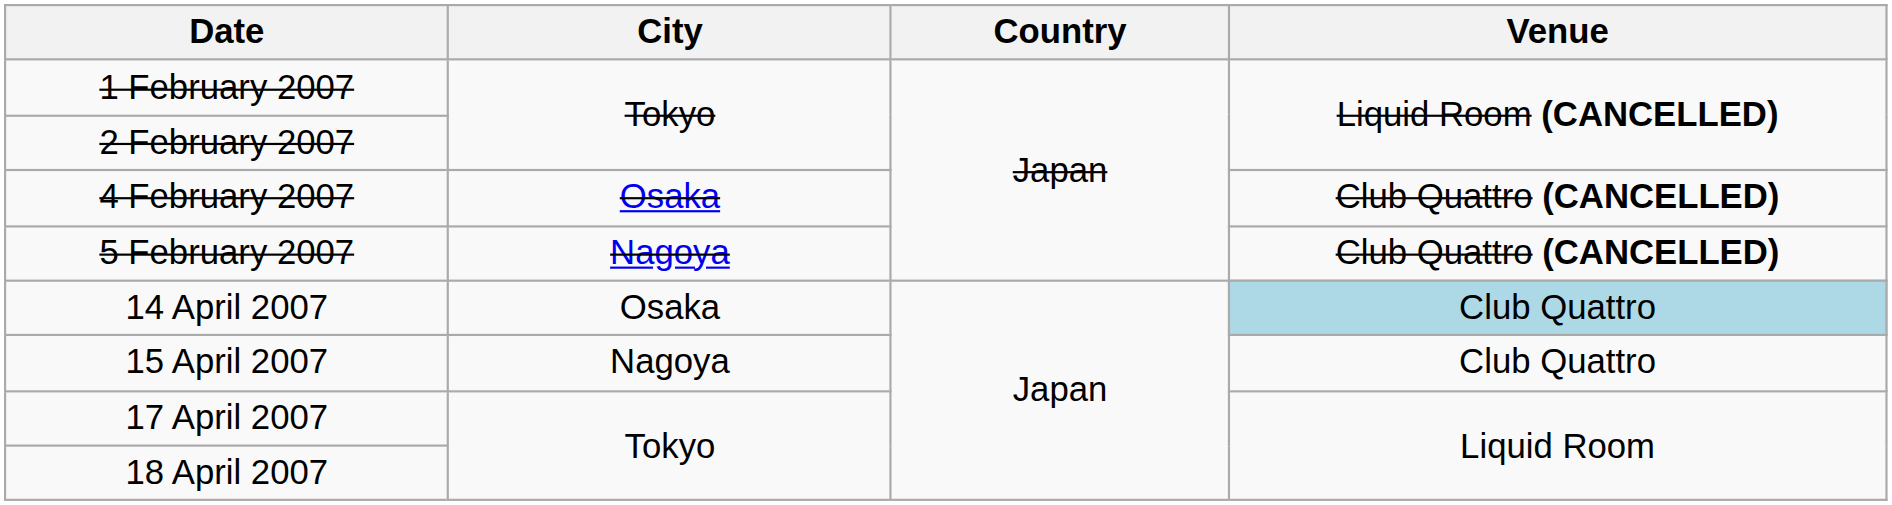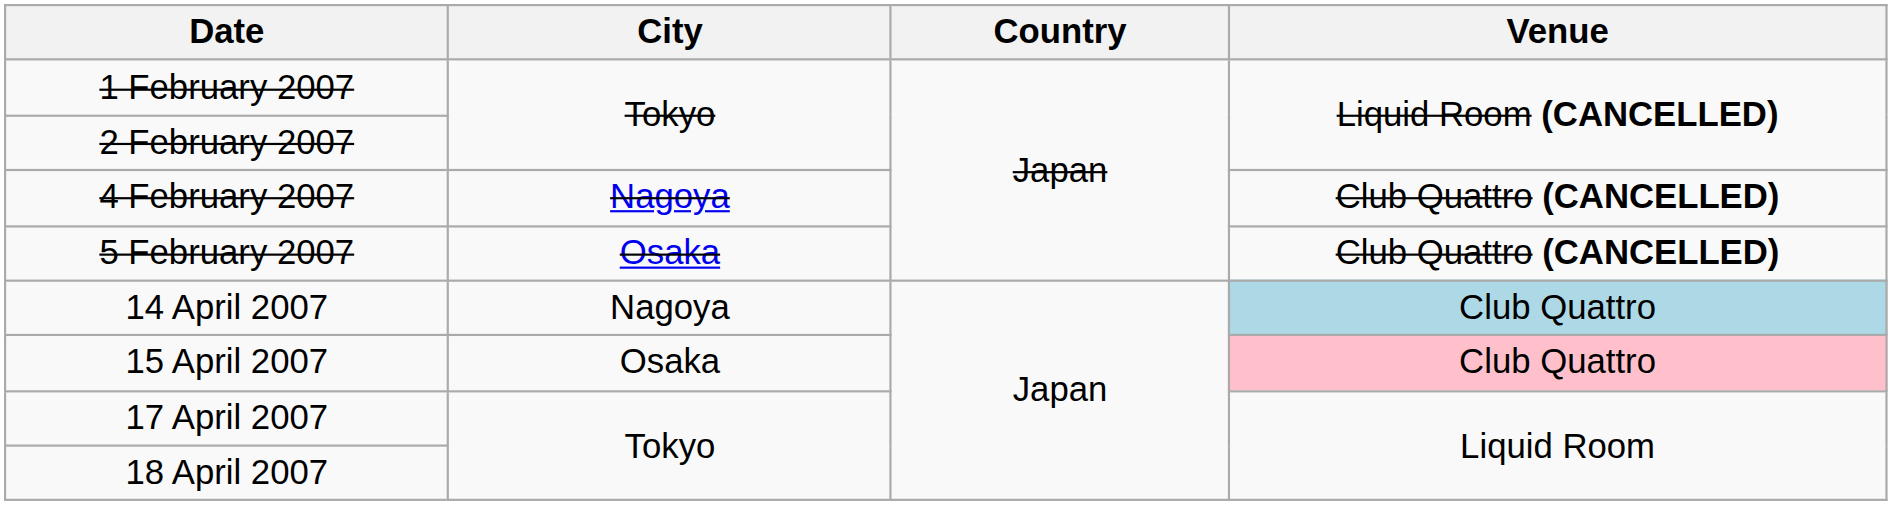(670, 197) Osaka -> (670, 197) Nagoya
(670, 252) Nagoya -> (670, 252) Osaka
(670, 307) Osaka -> (670, 307) Nagoya
(670, 362) Nagoya -> (670, 362) Osaka
(1558, 362) no background -> (1558, 362) pink background
